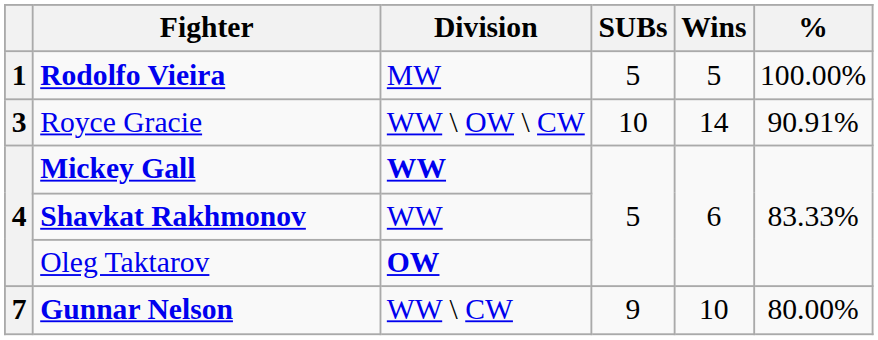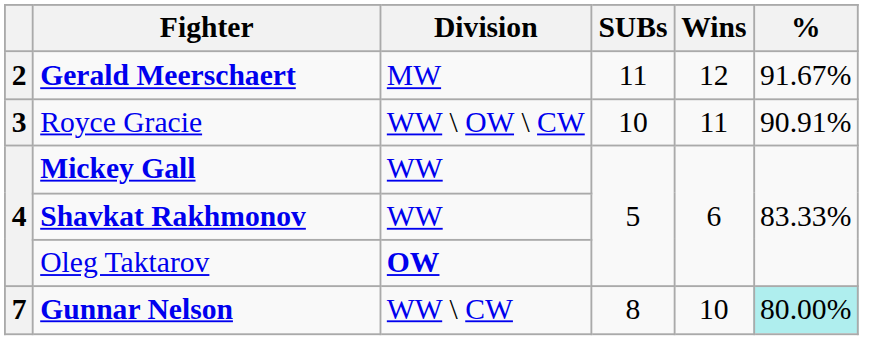- row: (133, 74)
+ row: (168, 74)
(714, 121) 14 -> (714, 121) 11
(416, 168) bold -> (415, 168) normal
(633, 309) 9 -> (633, 309) 8
(813, 309) no background -> (806, 309) paleturquoise background
